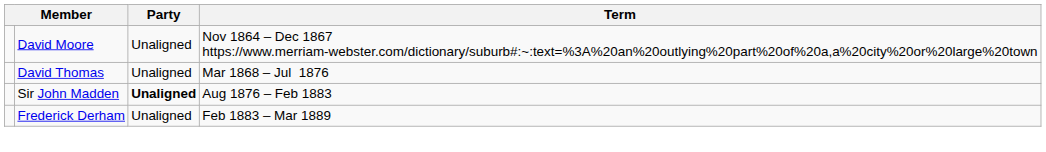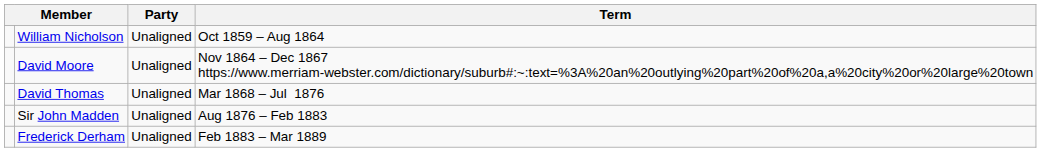+ row: (70, 36)
(164, 94) bold -> (161, 115) normal
